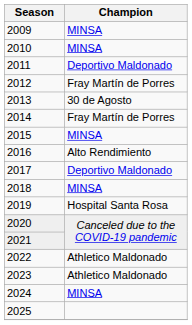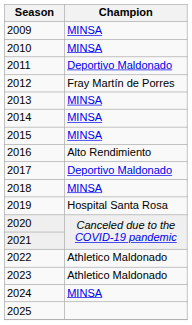(99, 100) 30 de Agosto -> (85, 100) MINSA
(121, 118) Fray Martín de Porres -> (85, 118) MINSA
